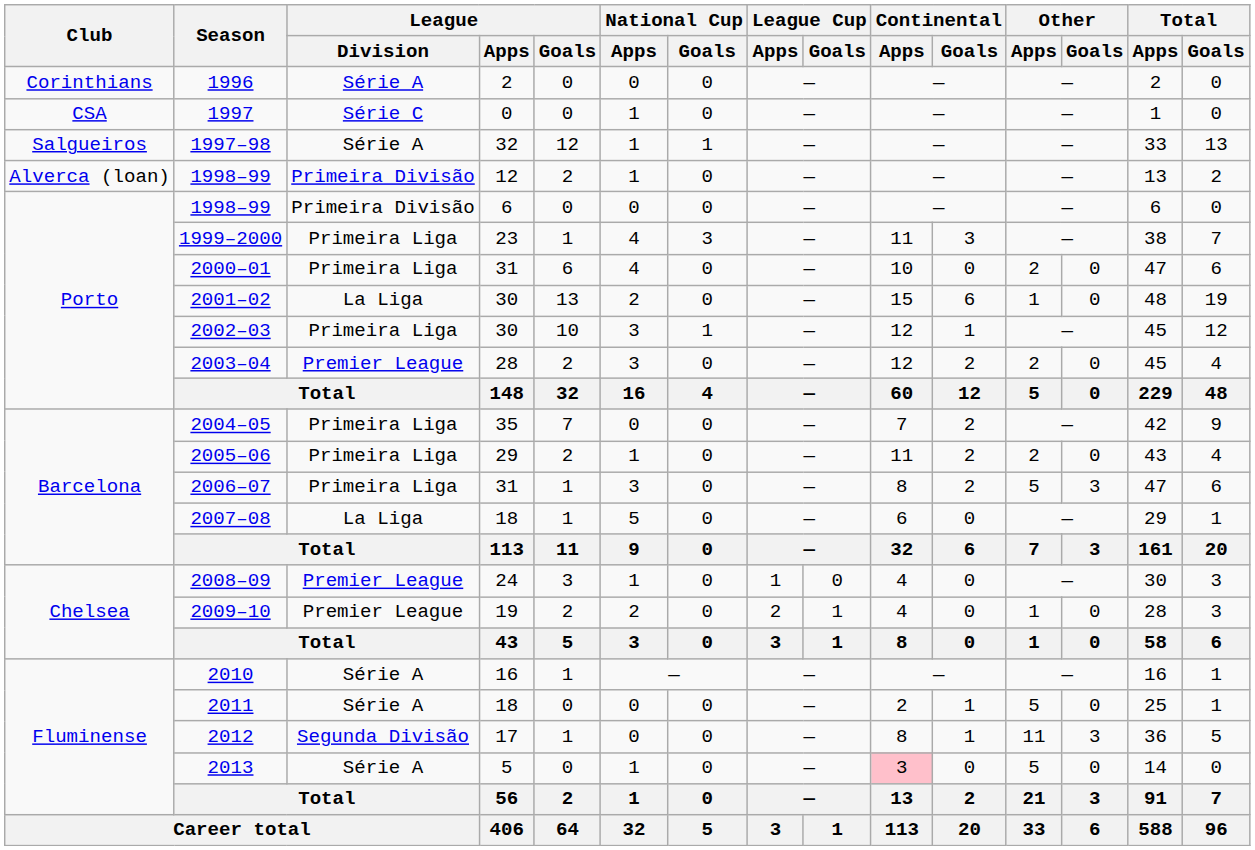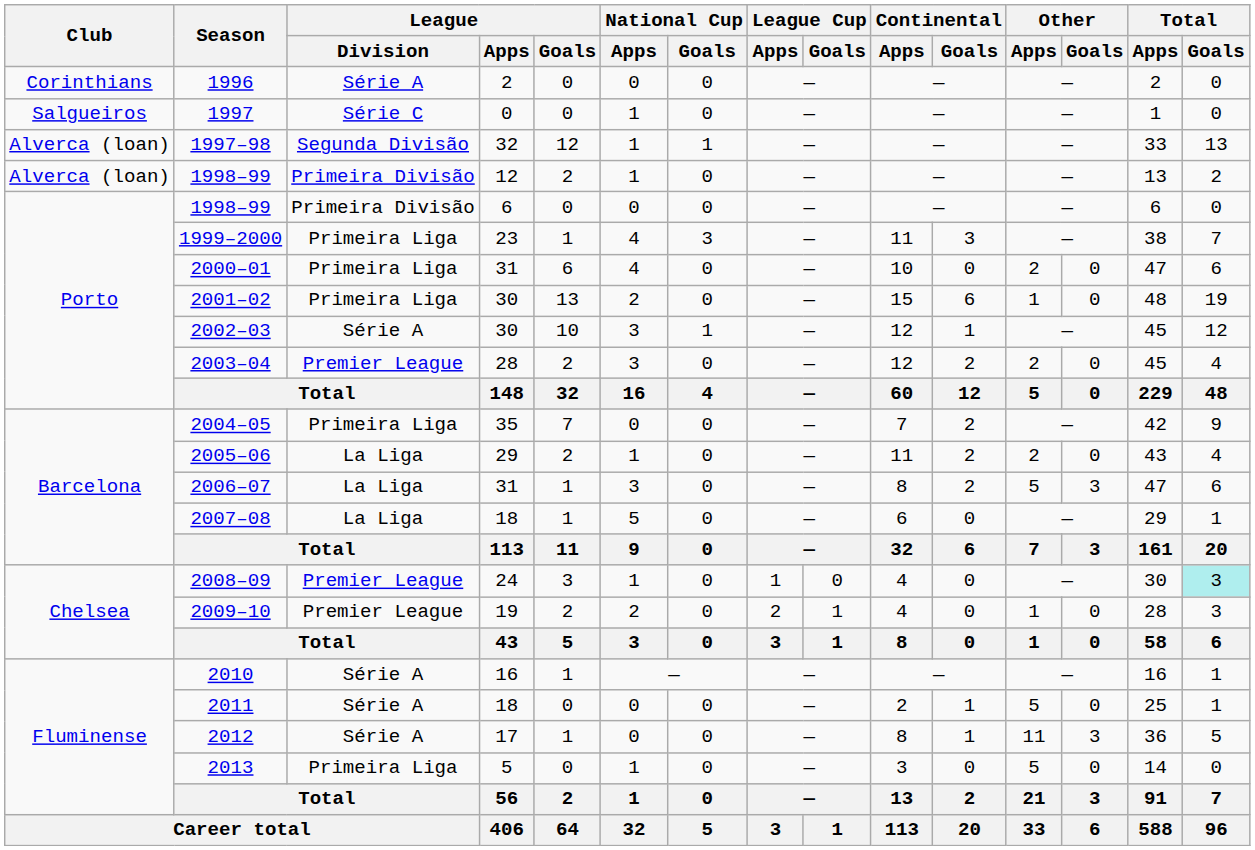(90, 114) CSA -> (90, 114) Salgueiros
(90, 145) Salgueiros -> (90, 145) Alverca (loan)
(383, 145) Série A -> (383, 145) Segunda Divisão
(383, 301) La Liga -> (383, 301) Primeira Liga
(383, 332) Primeira Liga -> (383, 332) Série A
(383, 456) Primeira Liga -> (383, 456) La Liga
(383, 487) Primeira Liga -> (383, 487) La Liga
(1216, 581) no background -> (1216, 581) paleturquoise background
(383, 737) Segunda Divisão -> (383, 737) Série A
(383, 768) Série A -> (383, 768) Primeira Liga
(902, 768) pink background -> (902, 768) no background
